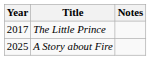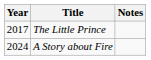(18, 47) 2025 -> (18, 47) 2024
